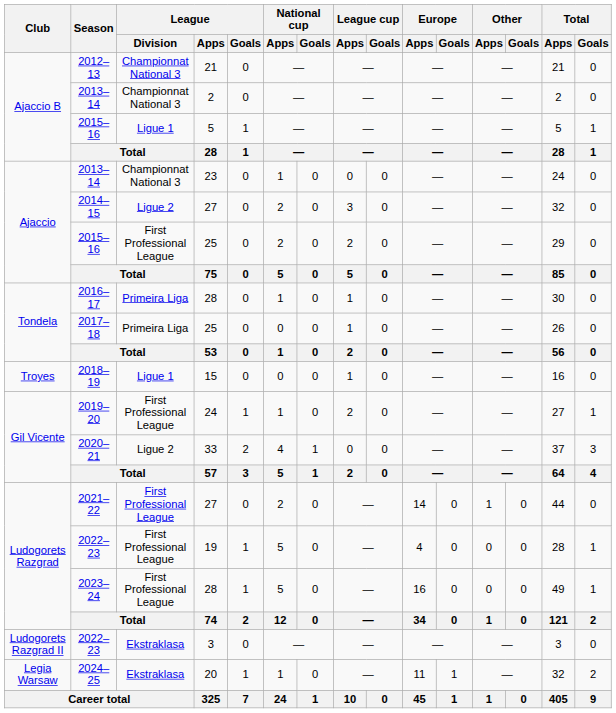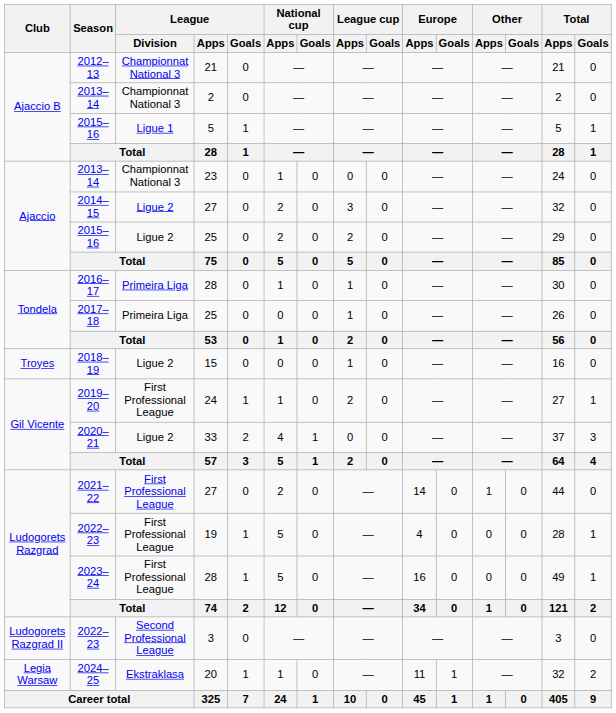(155, 243) First Professional League -> (155, 237) Ligue 2
(155, 376) Ligue 1 -> (155, 363) Ligue 2
(155, 644) Ekstraklasa -> (155, 638) Second Professional League
